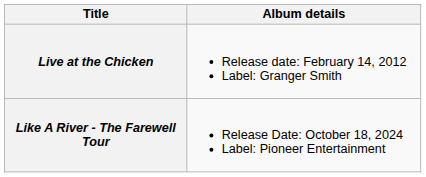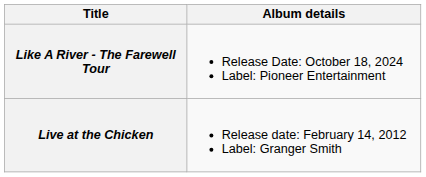rows swapped: (96, 61) <-> (96, 135)
